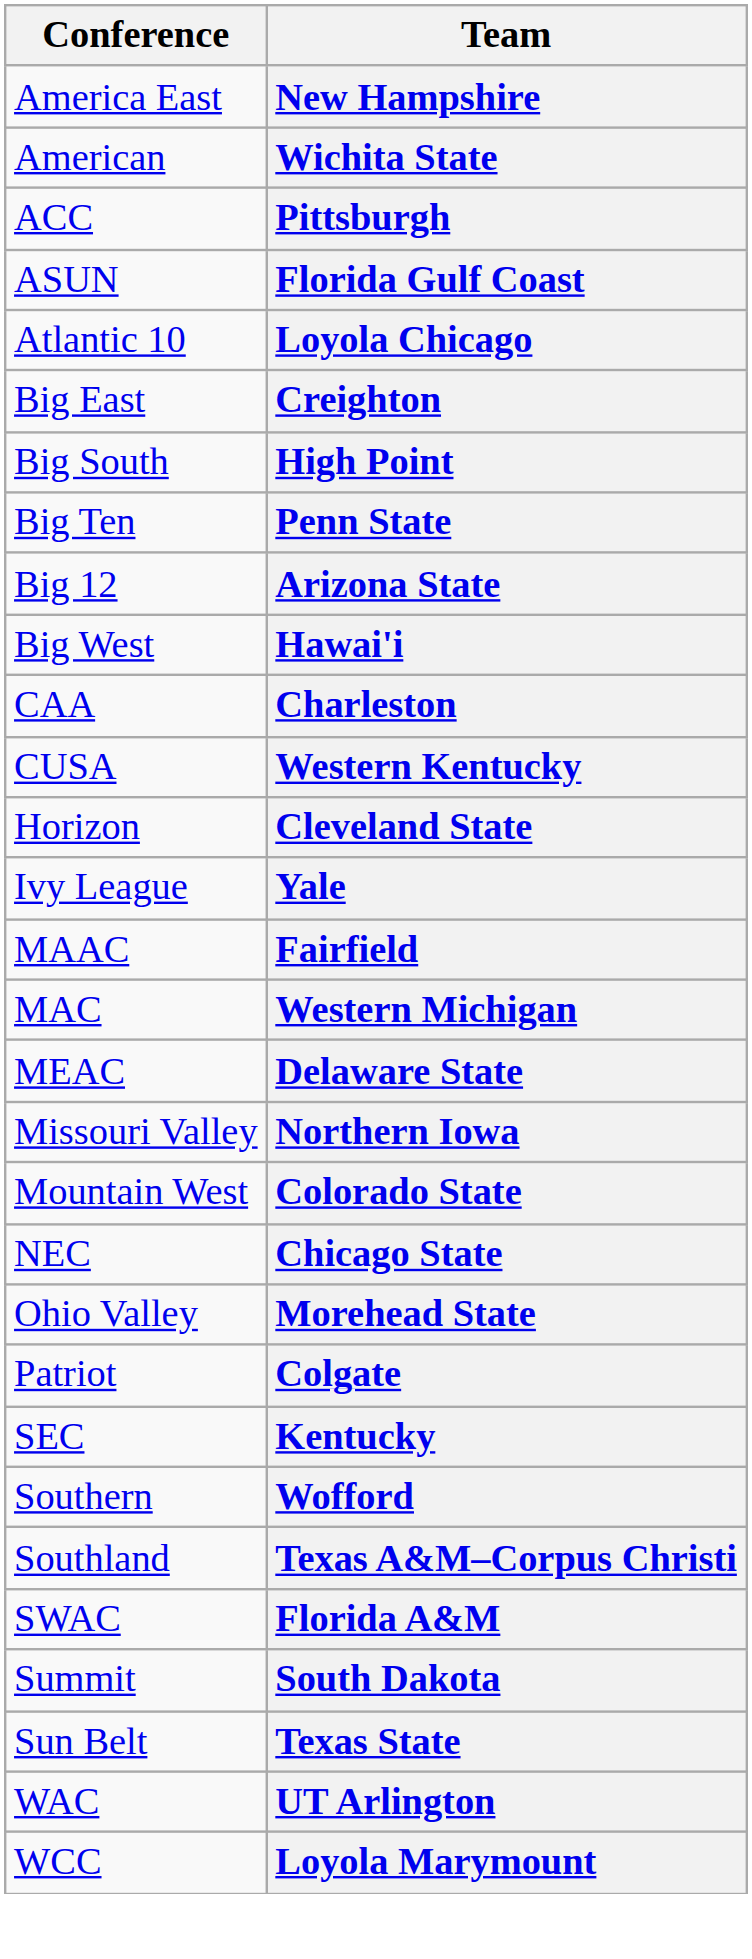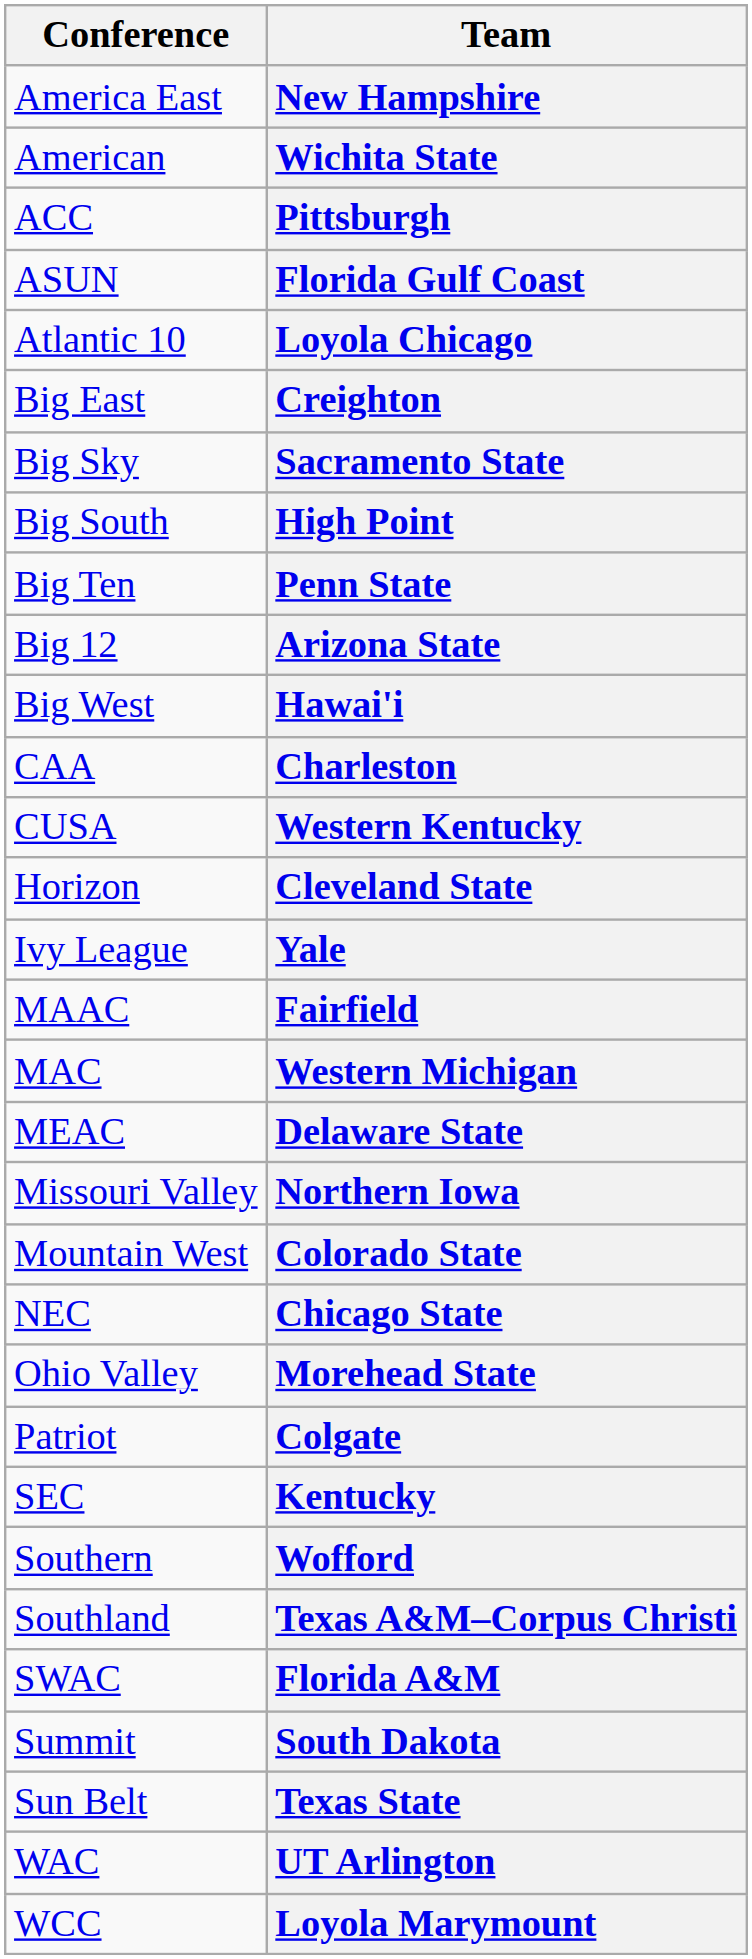+ row: (420, 461)
